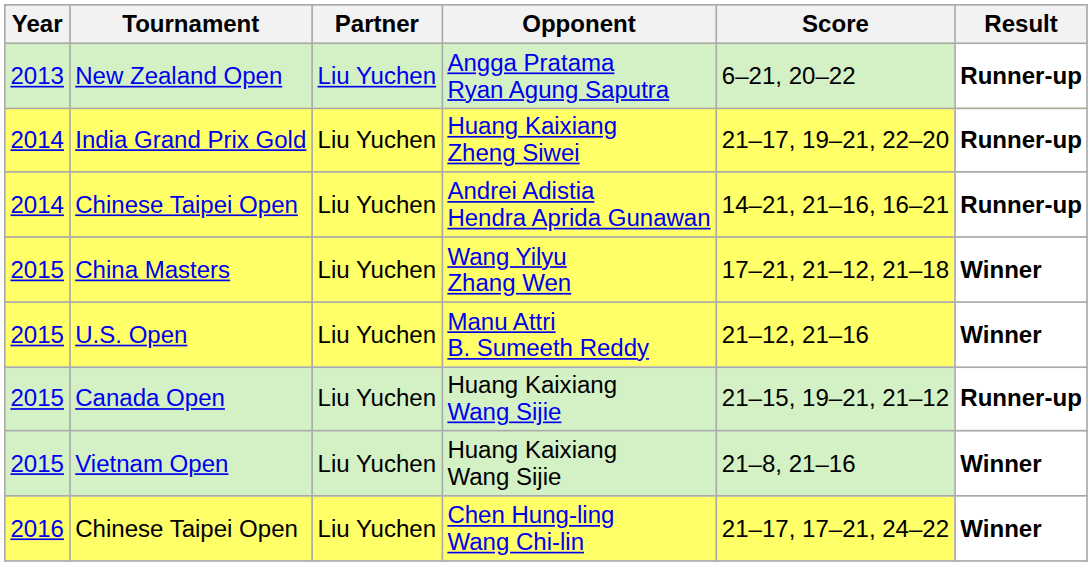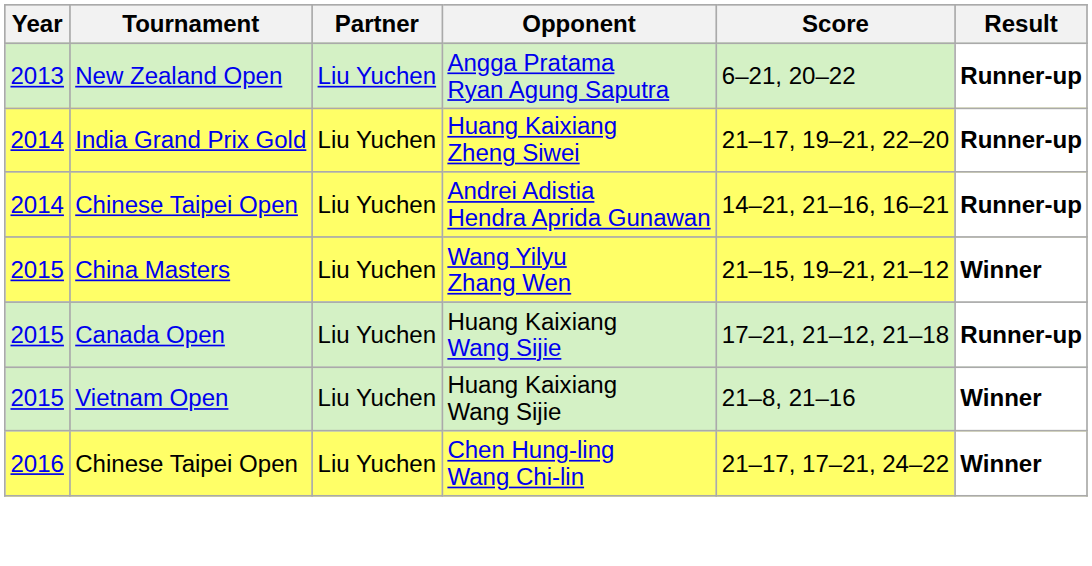(835, 270) 17–21, 21–12, 21–18 -> (835, 270) 21–15, 19–21, 21–12
- row: (131, 334)
(835, 399) 21–15, 19–21, 21–12 -> (835, 334) 17–21, 21–12, 21–18
